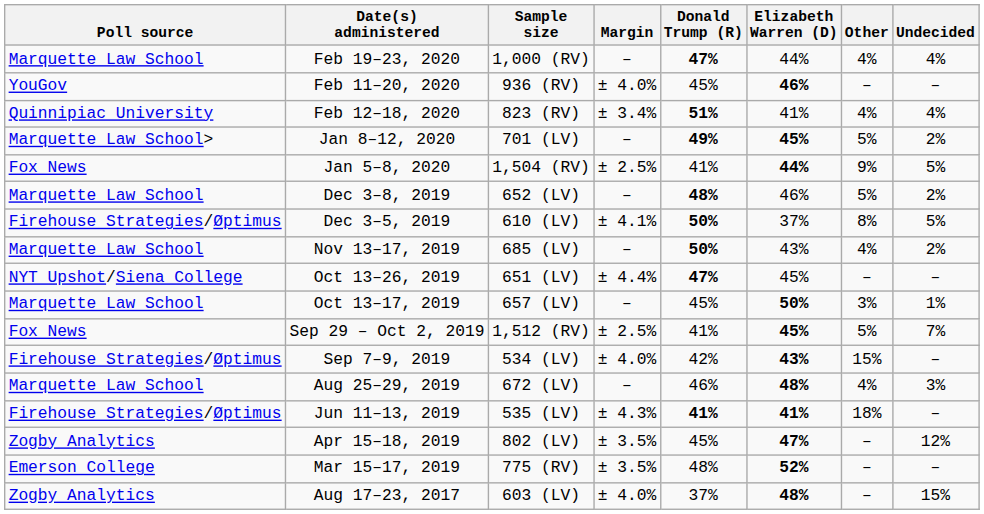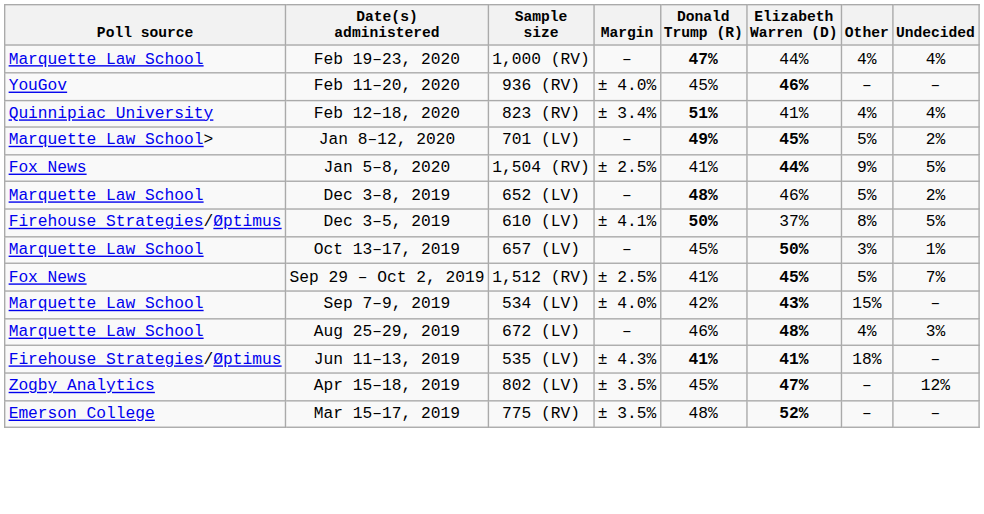- row: (387, 250)
- row: (387, 277)
(145, 359) Firehouse Strategies/Øptimus -> (106, 305) Marquette Law School
- row: (387, 496)
